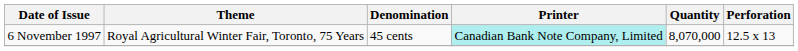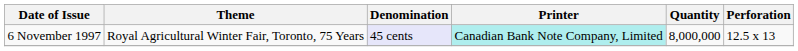(391, 35) no background -> (391, 35) lavender background
(695, 35) 8,070,000 -> (695, 35) 8,000,000
